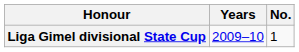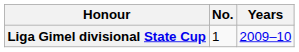columns swapped: (281, 15) <-> (238, 15)
